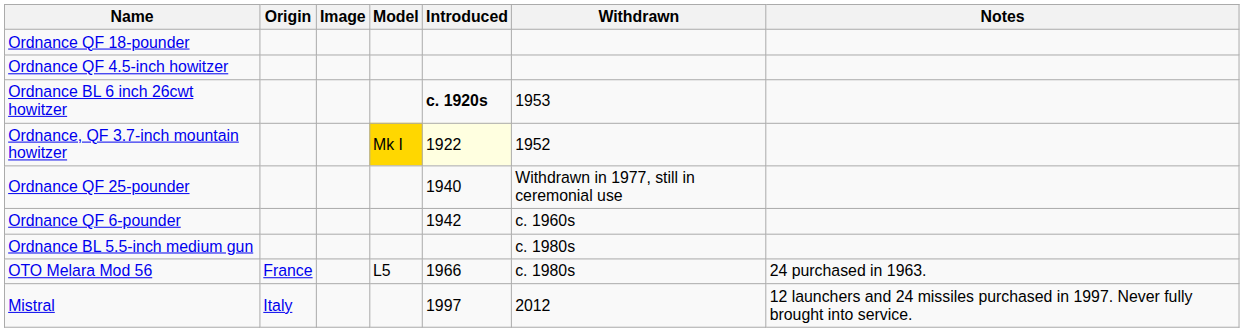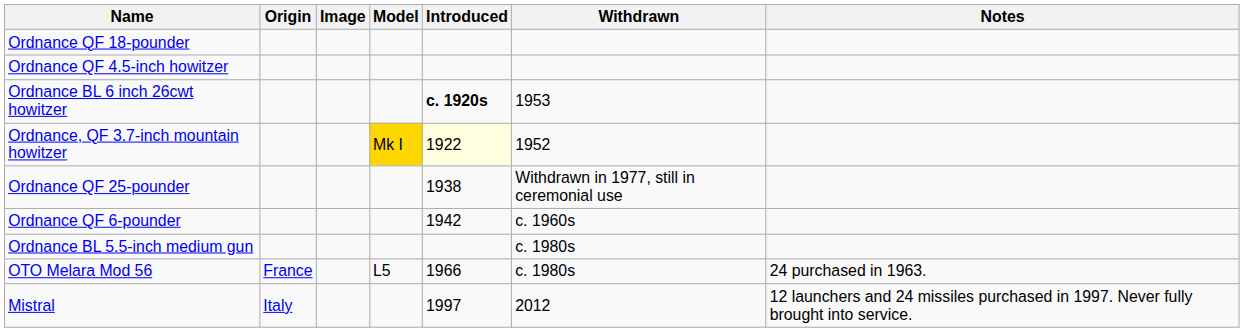(444, 187) 1940 -> (444, 187) 1938
